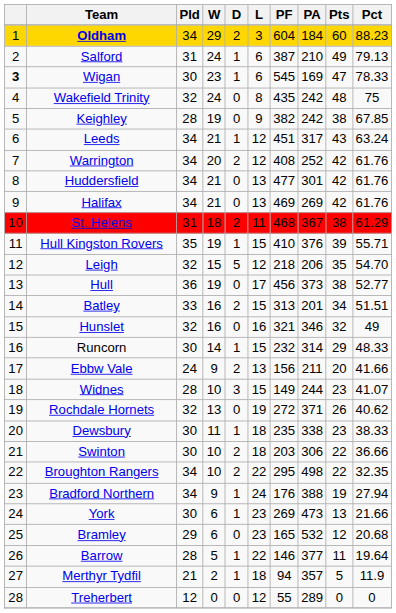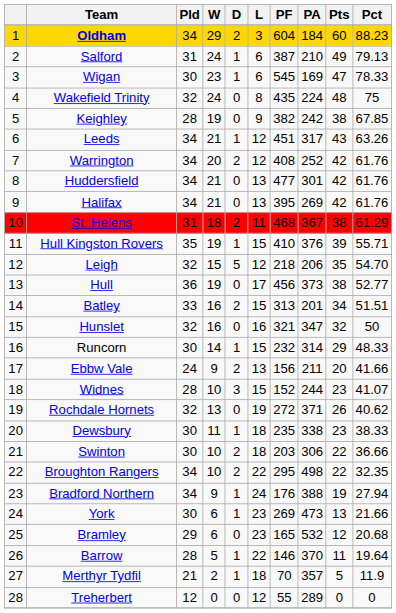(16, 77) bold -> (16, 77) normal
(312, 98) 242 -> (312, 98) 224
(372, 139) 63.24 -> (372, 139) 63.26
(284, 202) 469 -> (284, 202) 395
(312, 327) 346 -> (312, 327) 347
(372, 327) 49 -> (372, 327) 50
(284, 389) 149 -> (284, 389) 152
(312, 555) 377 -> (312, 555) 370
(284, 576) 94 -> (284, 576) 70
